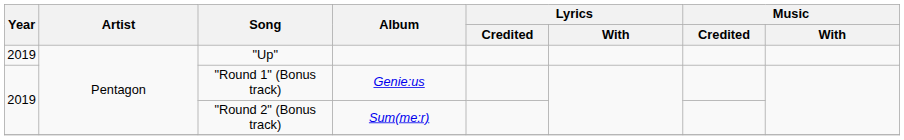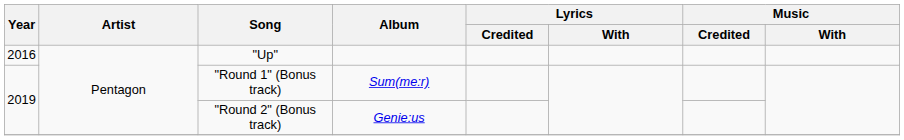(22, 55) 2019 -> (22, 55) 2016
(399, 82) Genie:us -> (399, 82) Sum(me:r)
(399, 117) Sum(me:r) -> (399, 117) Genie:us
